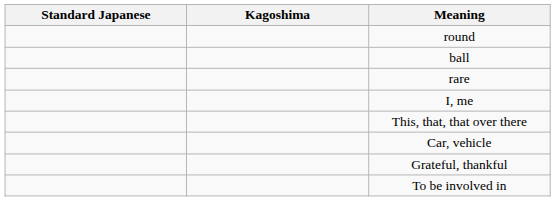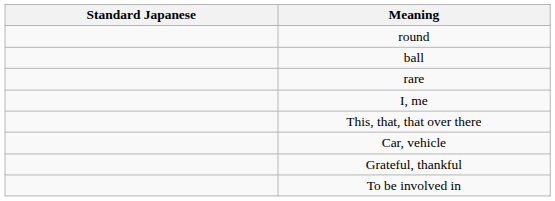- column: (278, 15)
